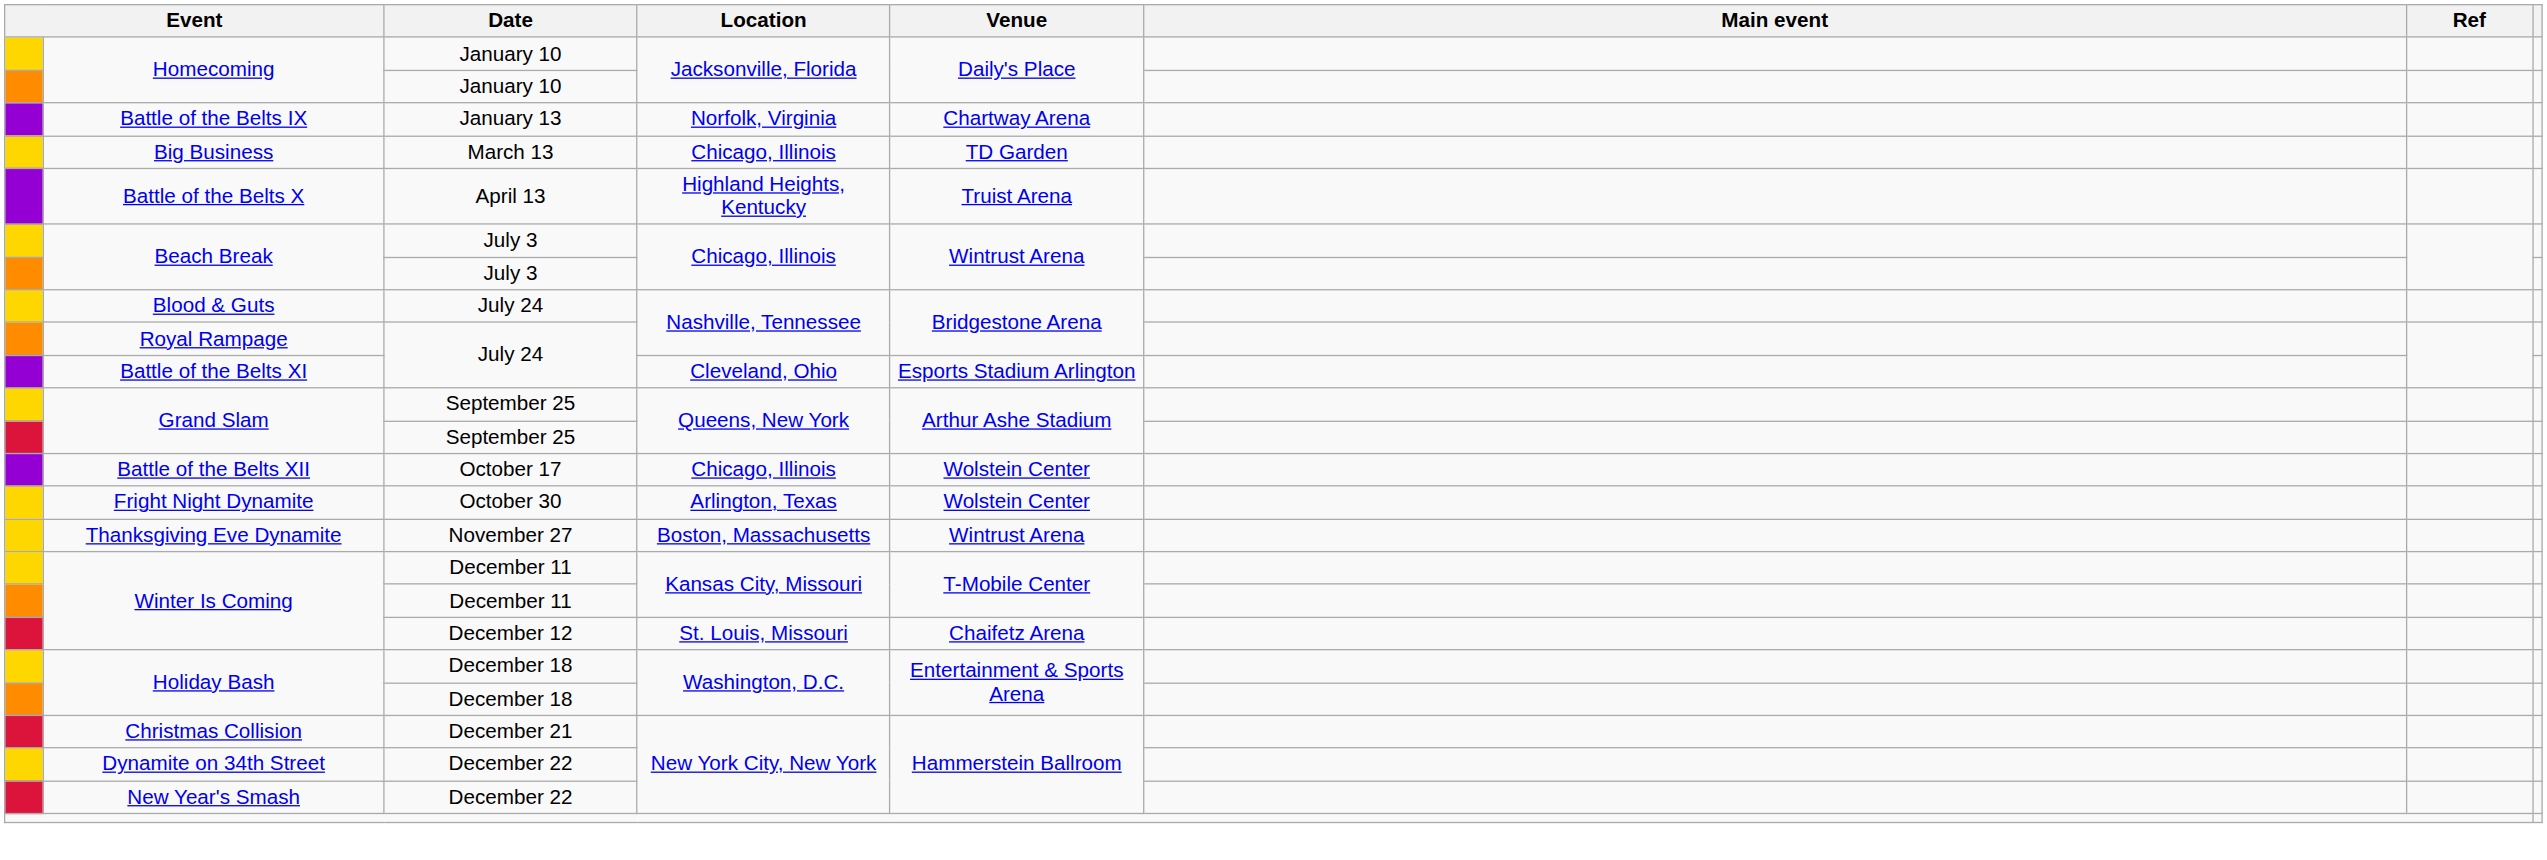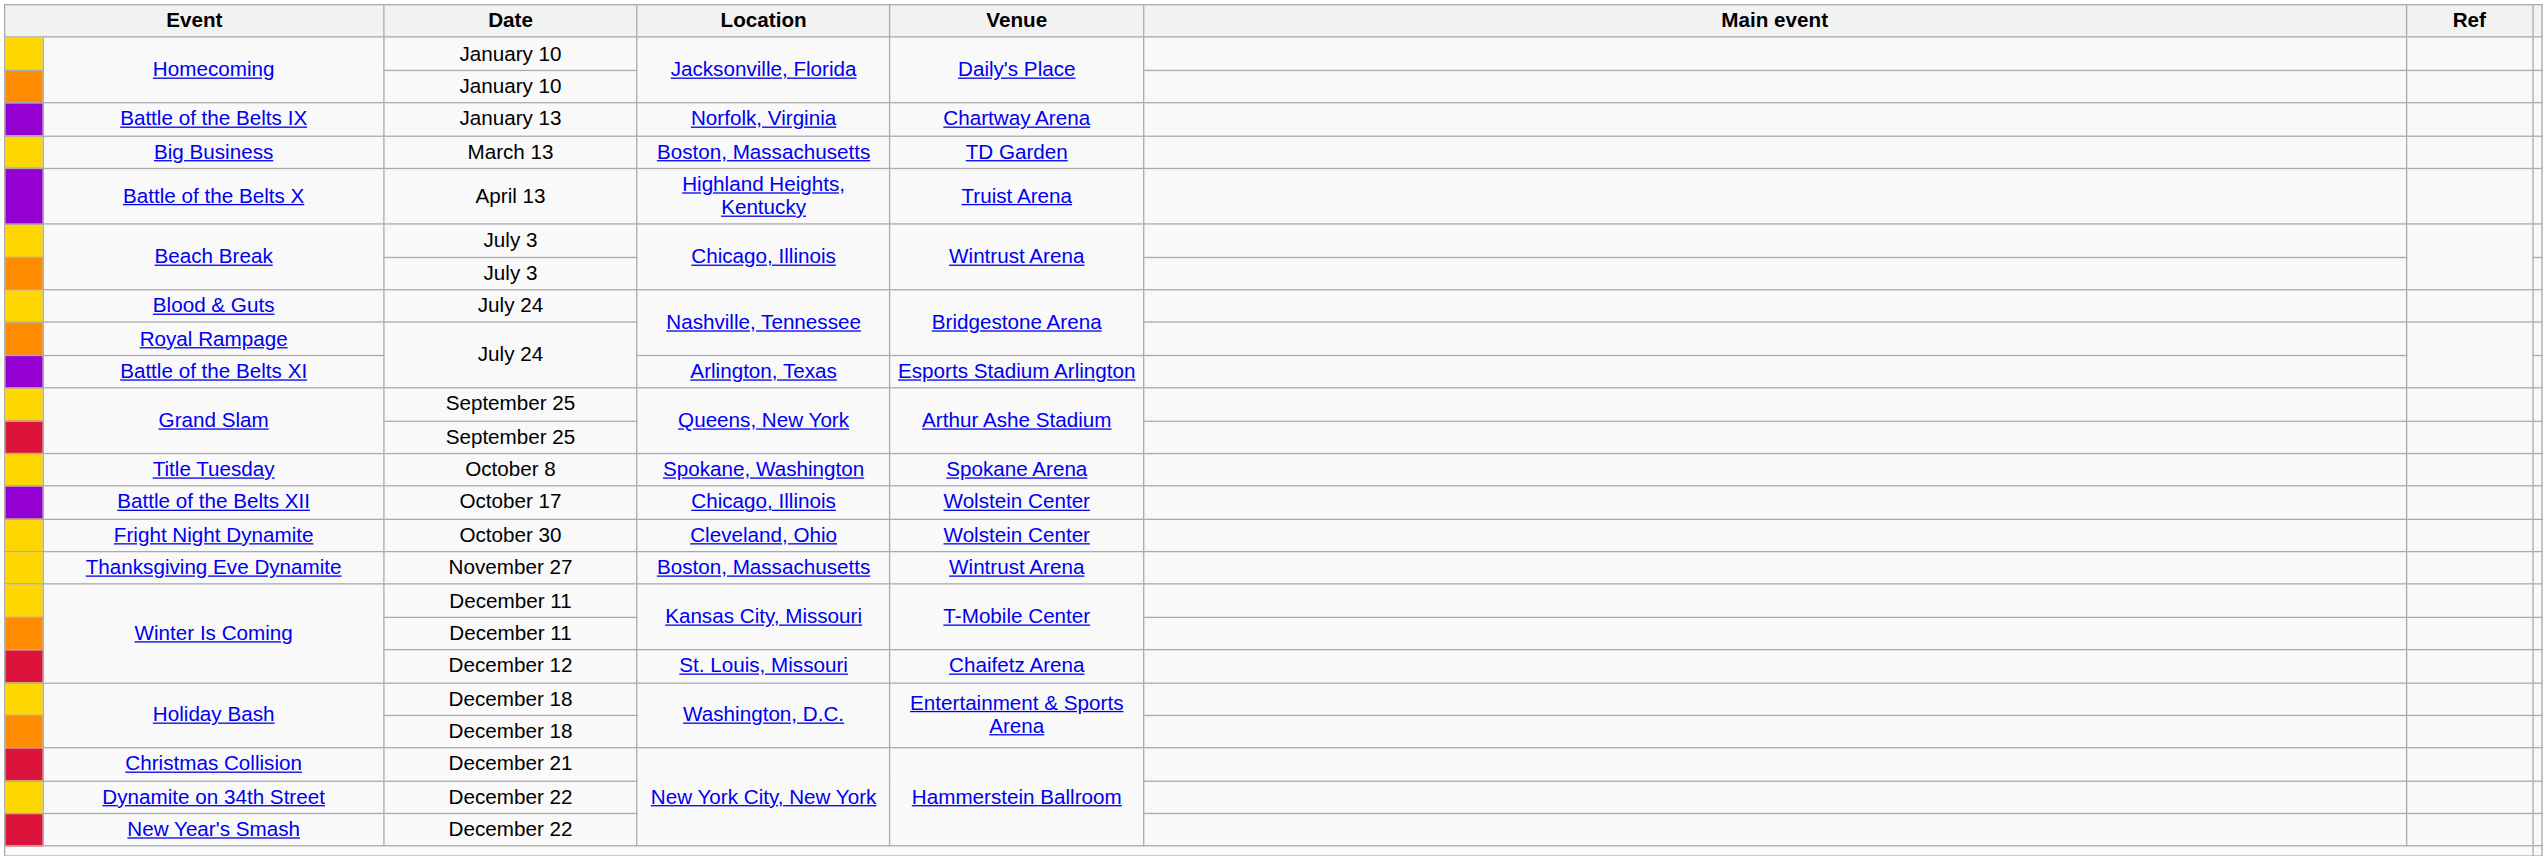(764, 151) Chicago, Illinois -> (764, 151) Boston, Massachusetts
(764, 371) Cleveland, Ohio -> (764, 371) Arlington, Texas
+ row: (214, 469)
(764, 502) Arlington, Texas -> (764, 535) Cleveland, Ohio
